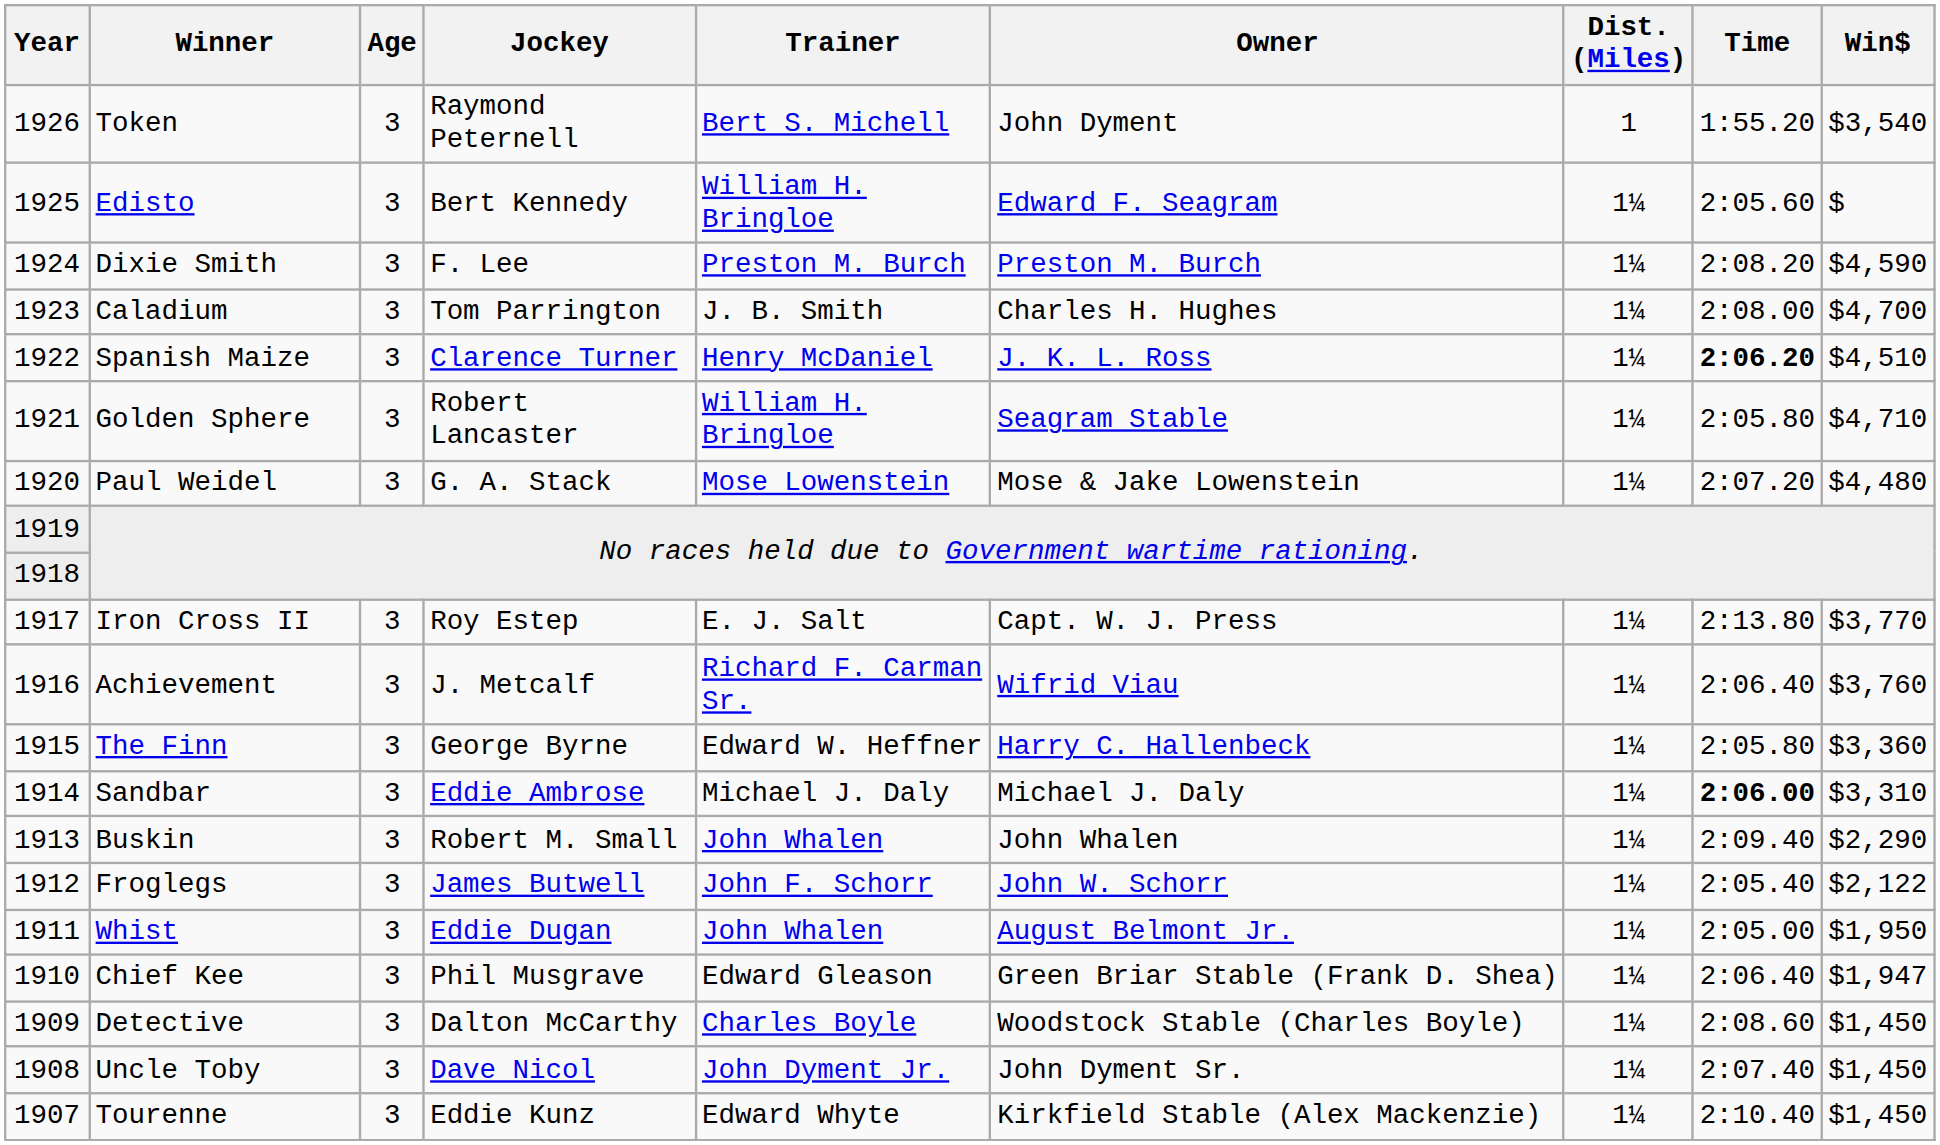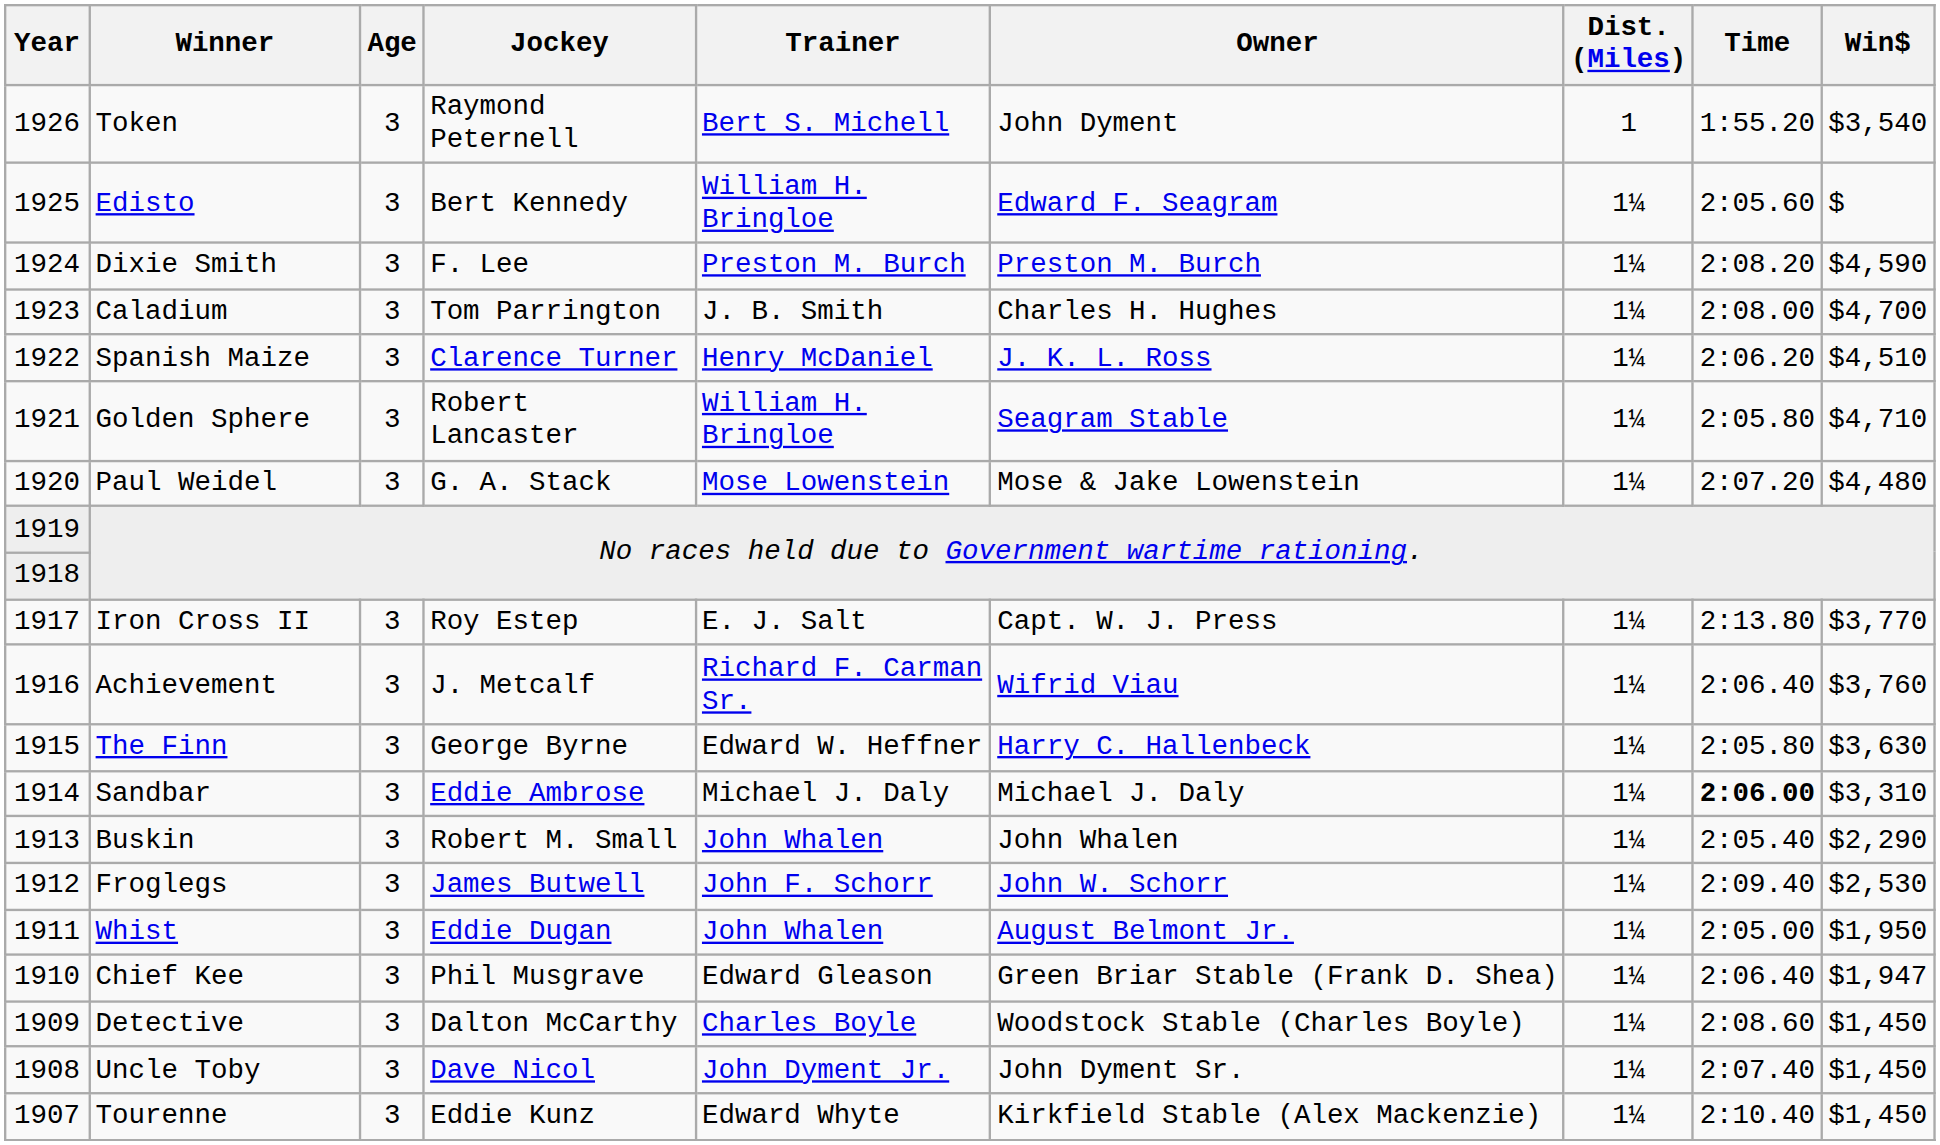(1757, 358) bold -> (1757, 358) normal
(1878, 747) $3,360 -> (1878, 747) $3,630
(1757, 839) 2:09.40 -> (1757, 839) 2:05.40
(1757, 885) 2:05.40 -> (1757, 885) 2:09.40
(1878, 885) $2,122 -> (1878, 885) $2,530
